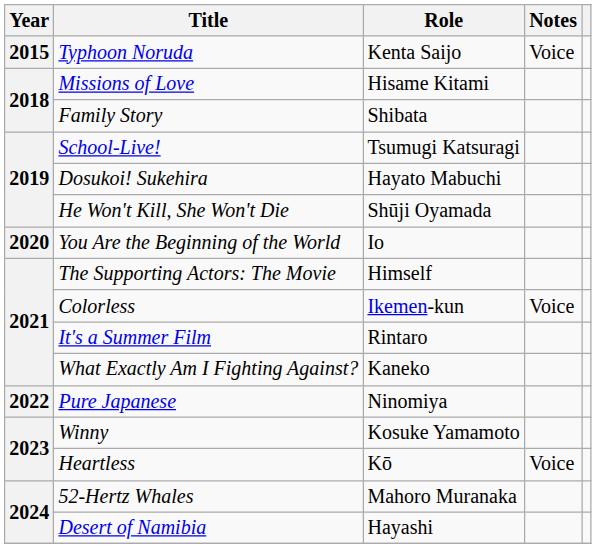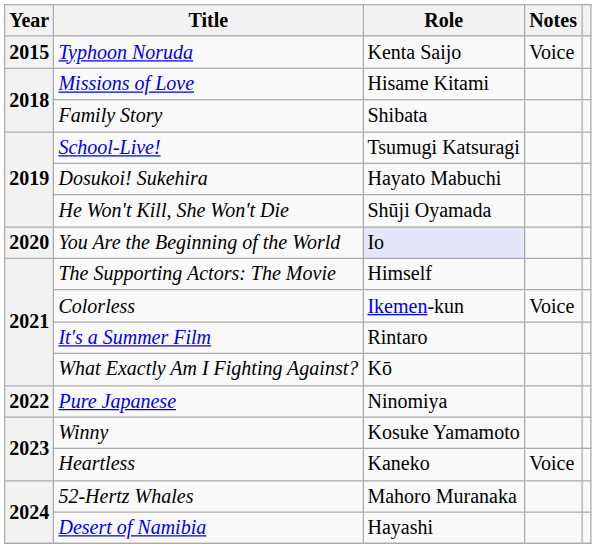(376, 242) no background -> (376, 242) lavender background
(399, 369) Kaneko -> (380, 369) Kō
(380, 464) Kō -> (399, 464) Kaneko
